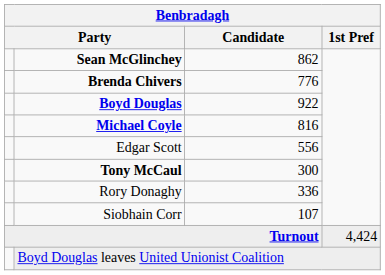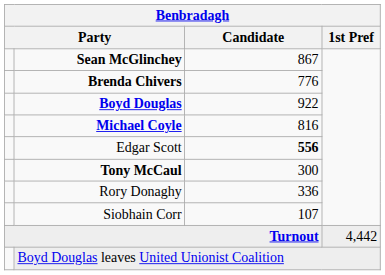(308, 59) 862 -> (308, 59) 867
(308, 147) normal -> (308, 147) bold
(362, 236) 4,424 -> (362, 236) 4,442
